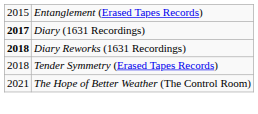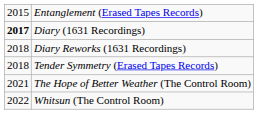(18, 48) bold -> (18, 48) normal
+ row: (99, 100)
